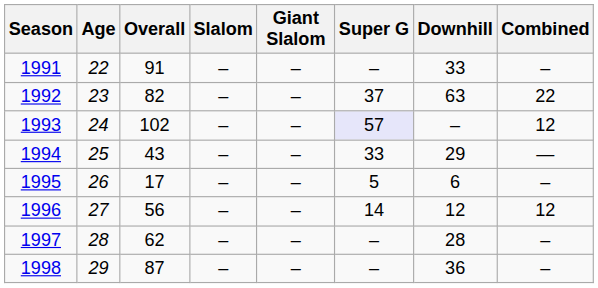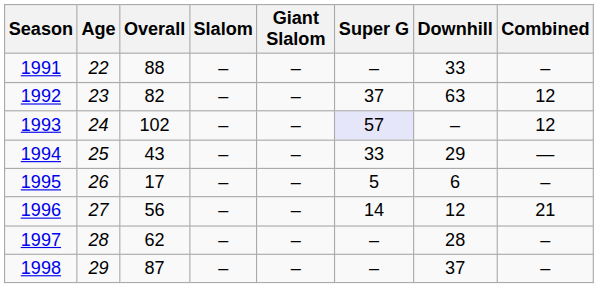(155, 67) 91 -> (155, 67) 88
(545, 96) 22 -> (545, 96) 12
(545, 211) 12 -> (545, 211) 21
(455, 268) 36 -> (455, 268) 37
